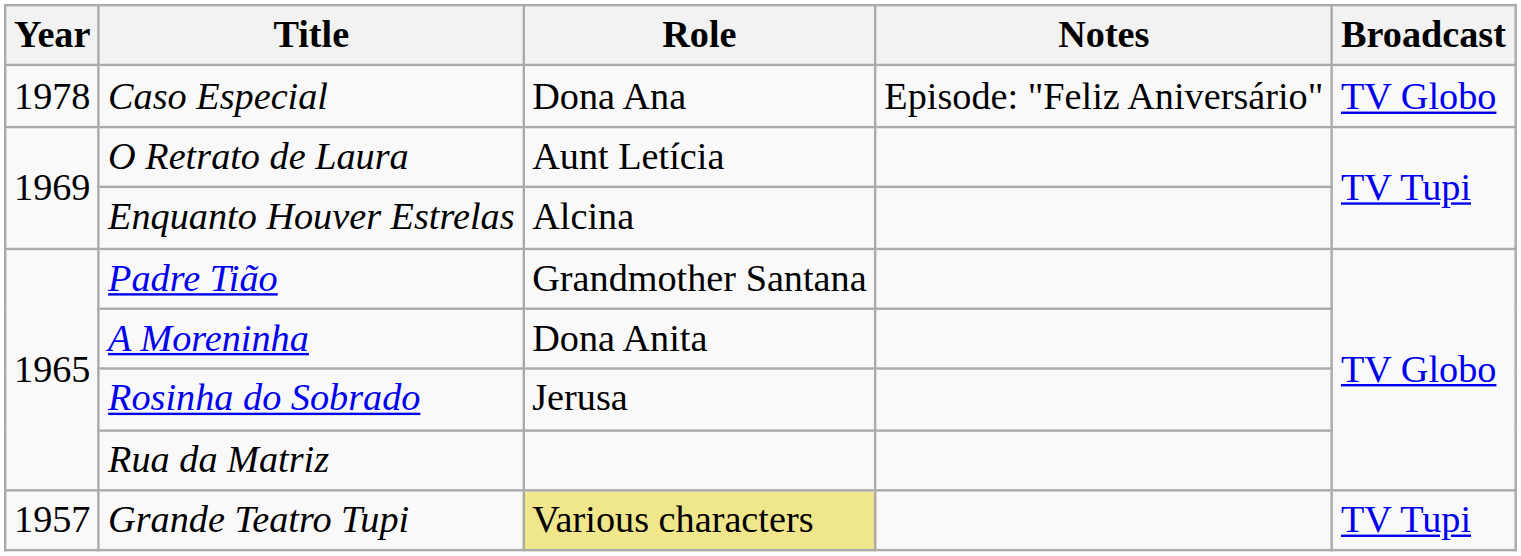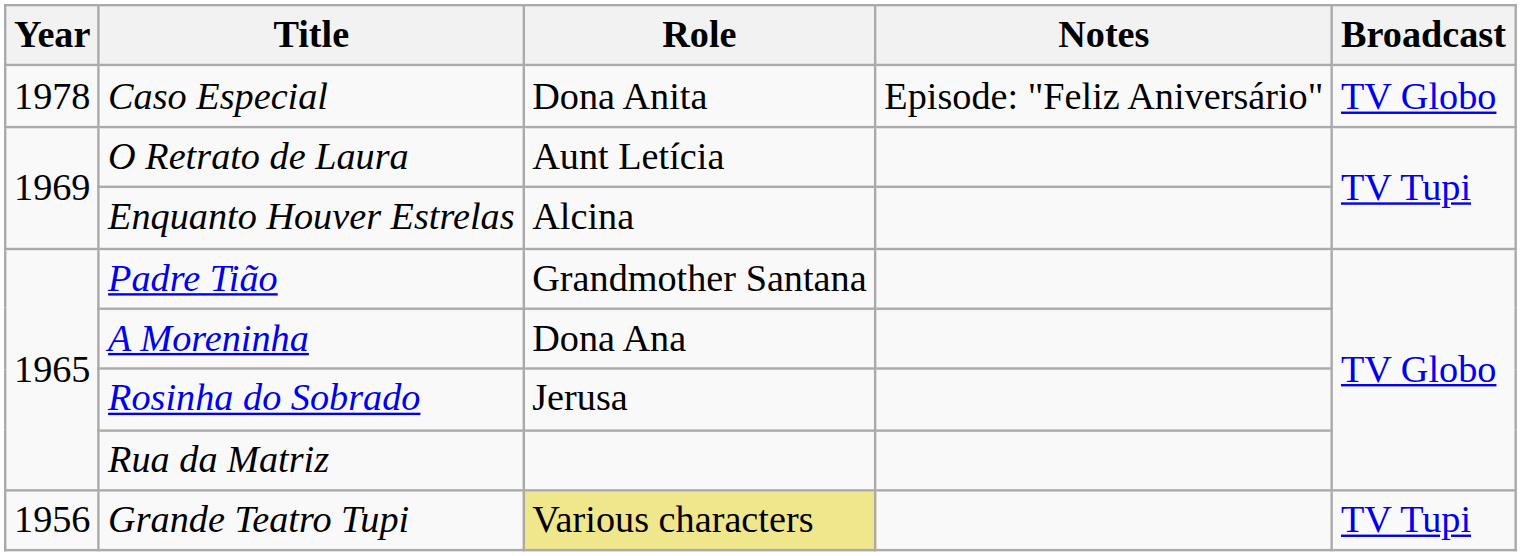(609, 95) Dona Ana -> (620, 95) Dona Anita
(620, 338) Dona Anita -> (609, 338) Dona Ana
(52, 519) 1957 -> (52, 519) 1956
